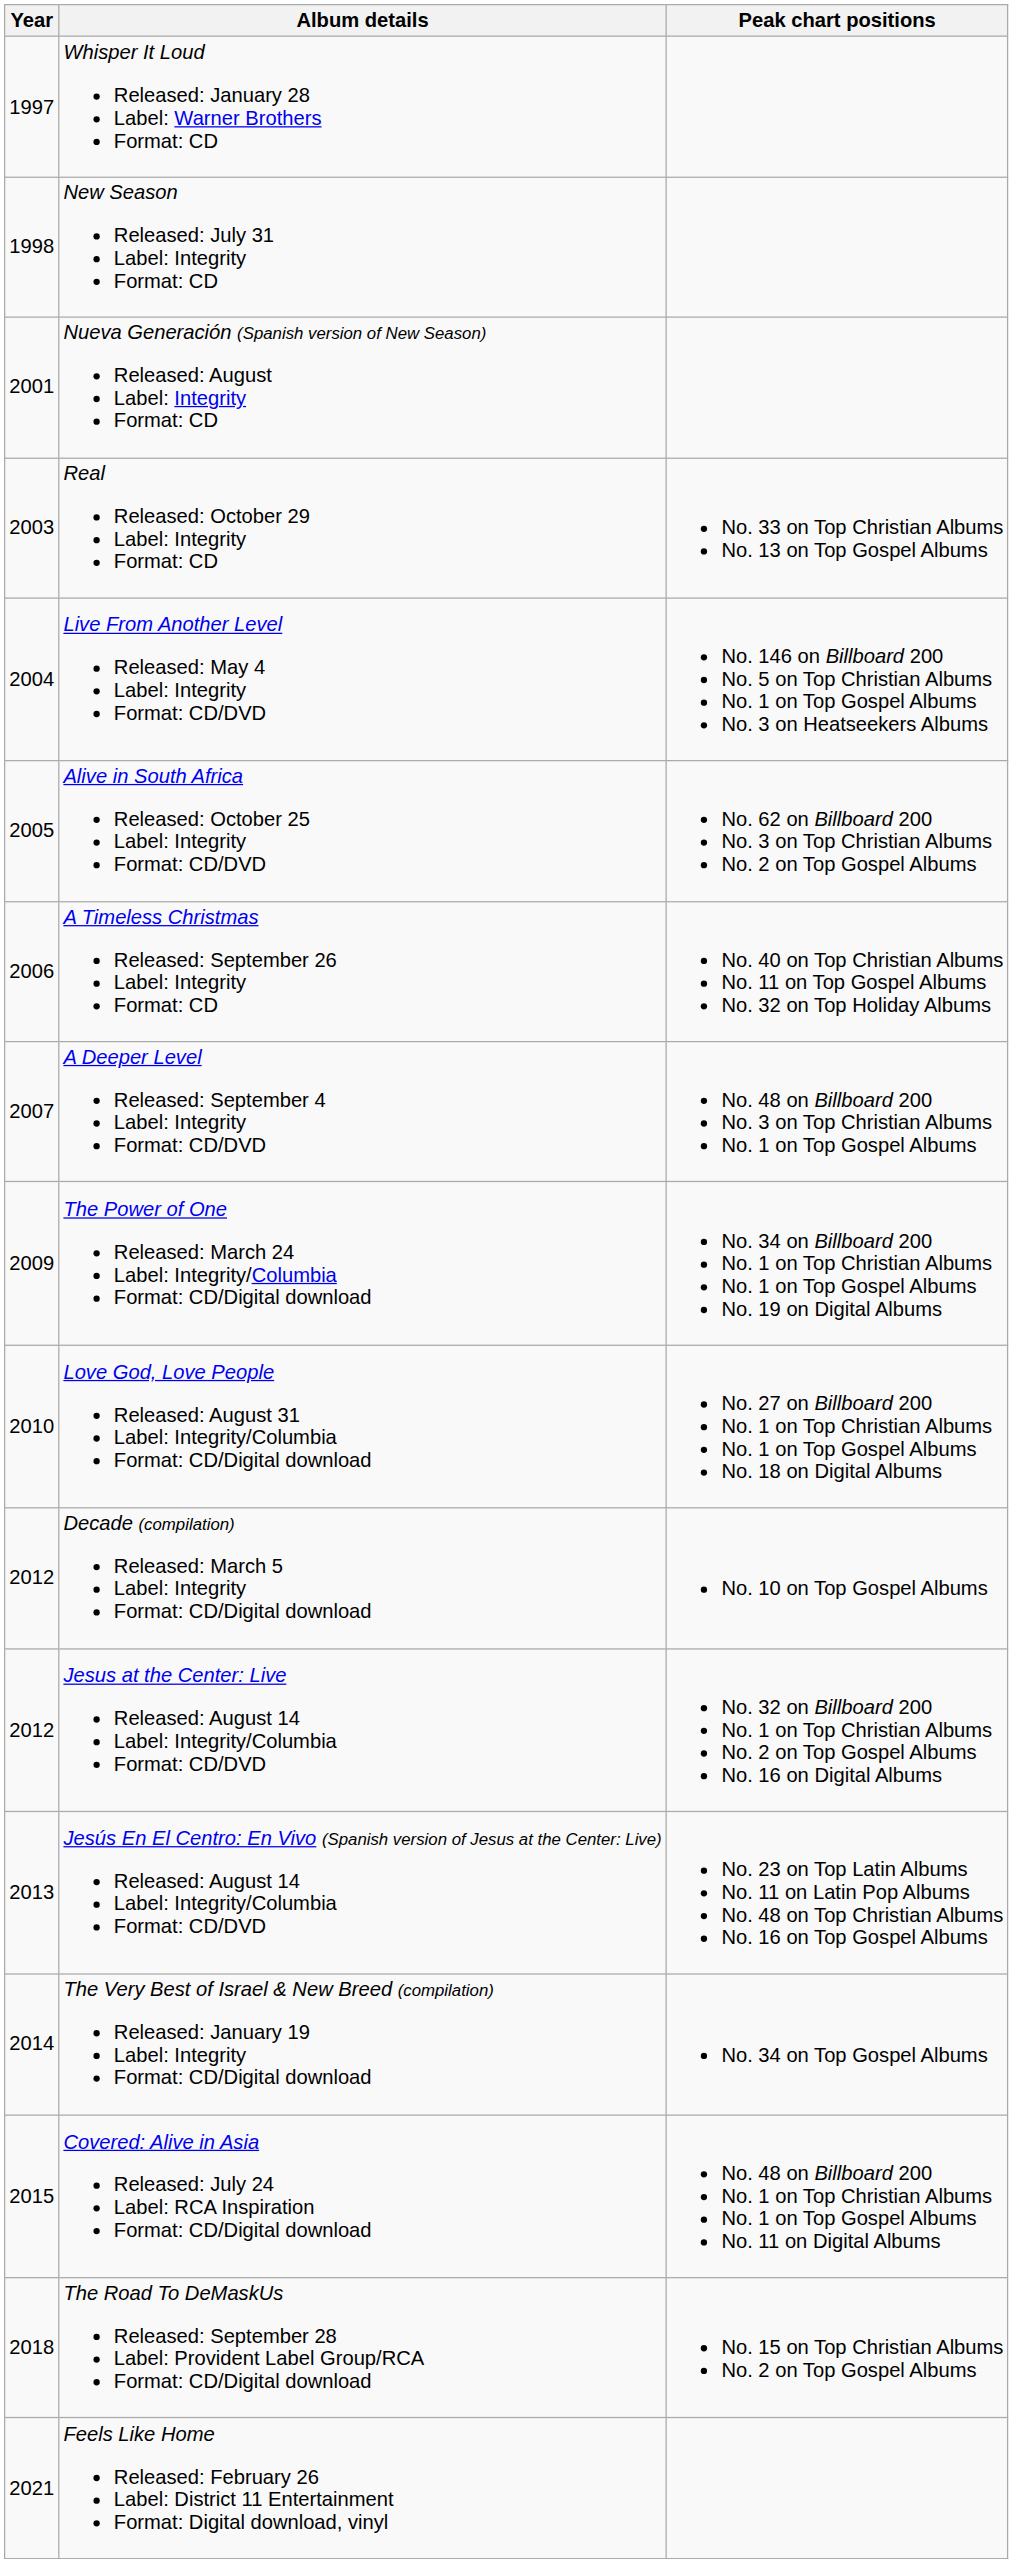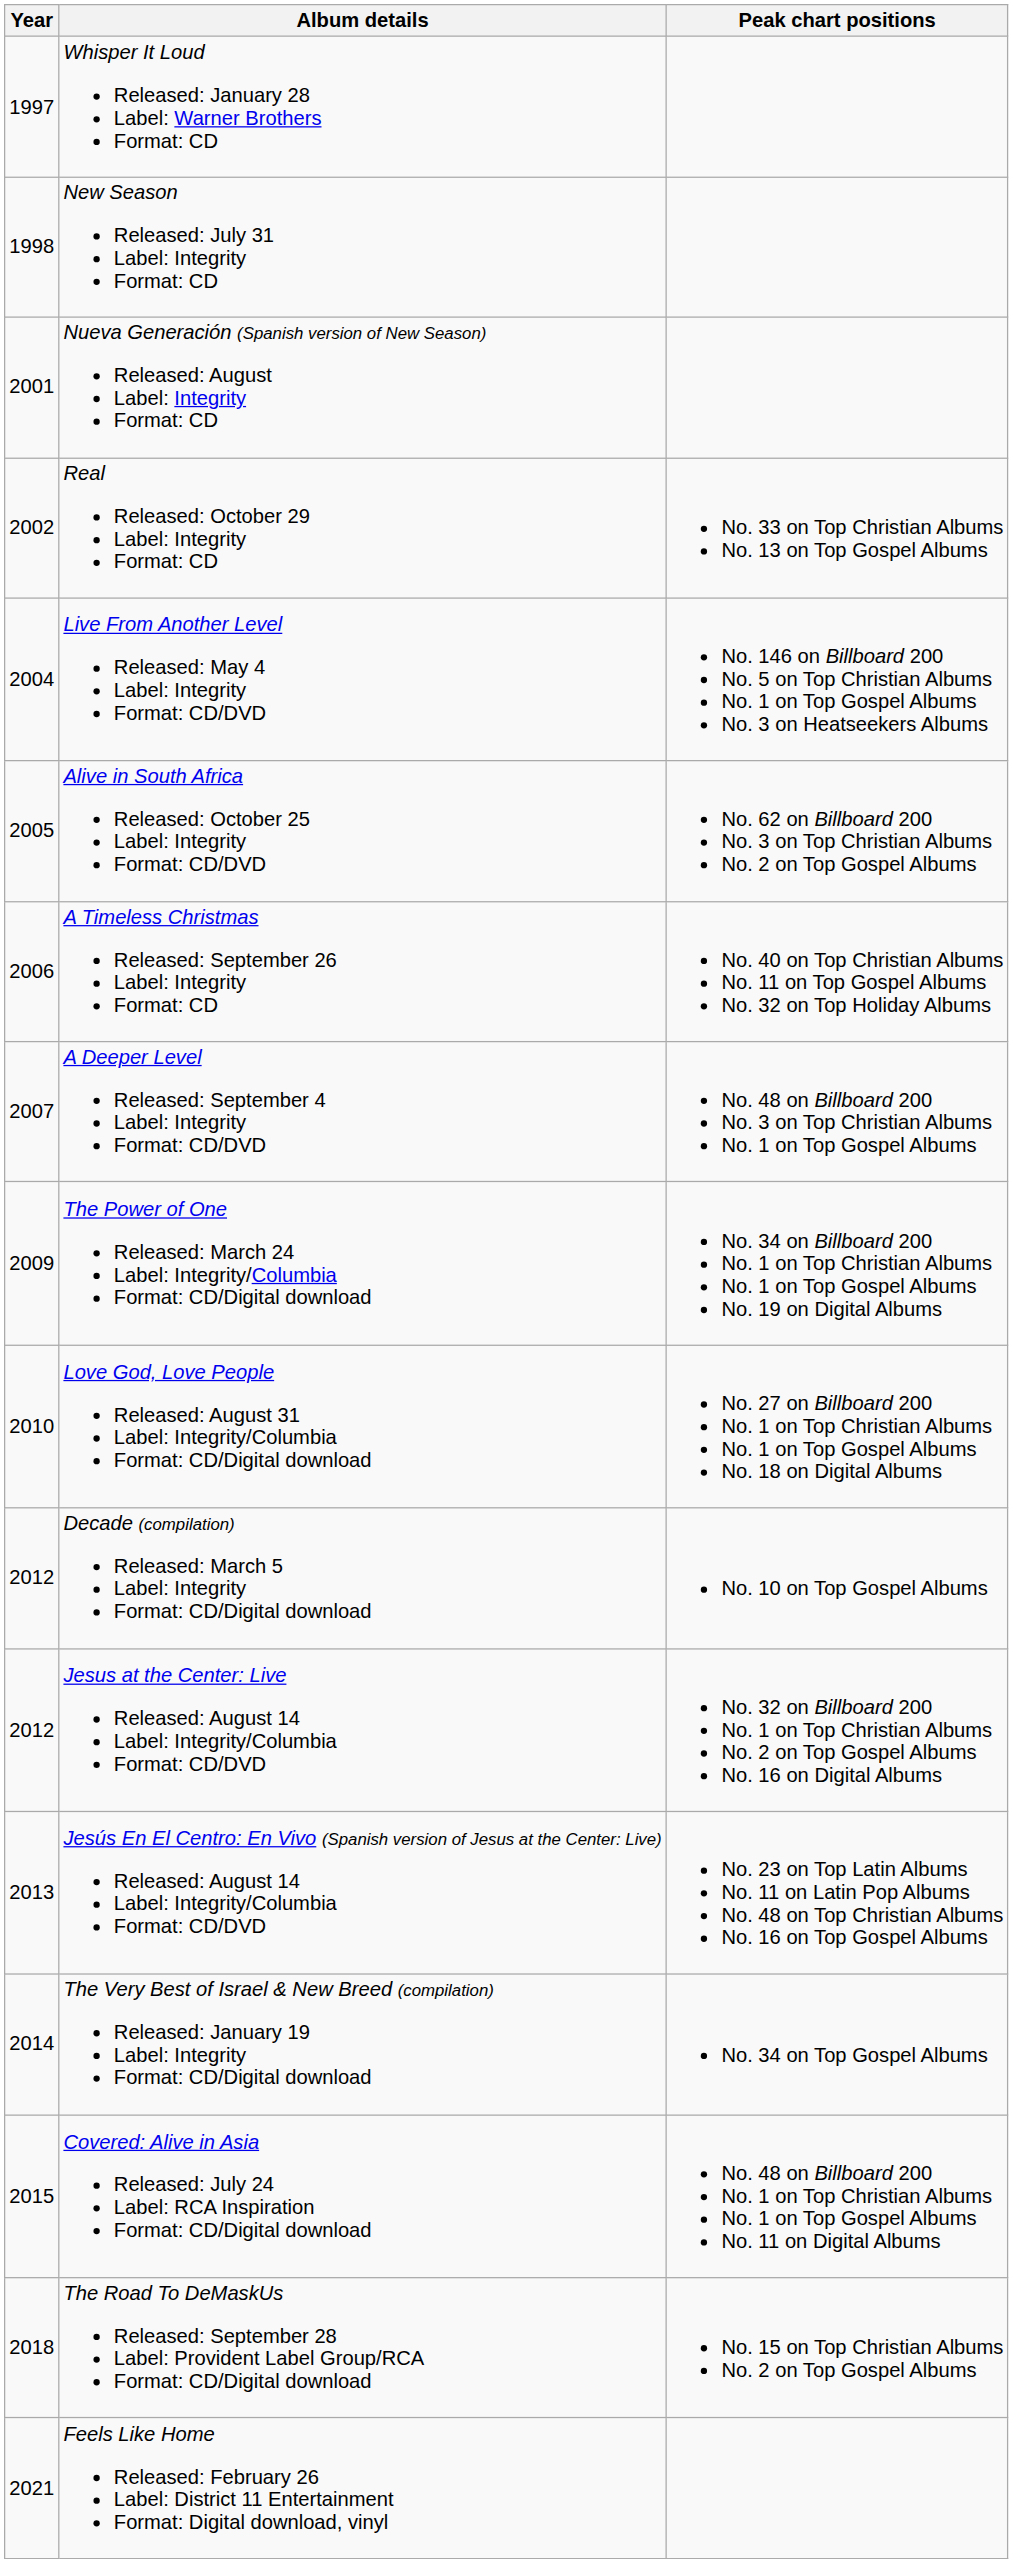(32, 527) 2003 -> (32, 527) 2002
